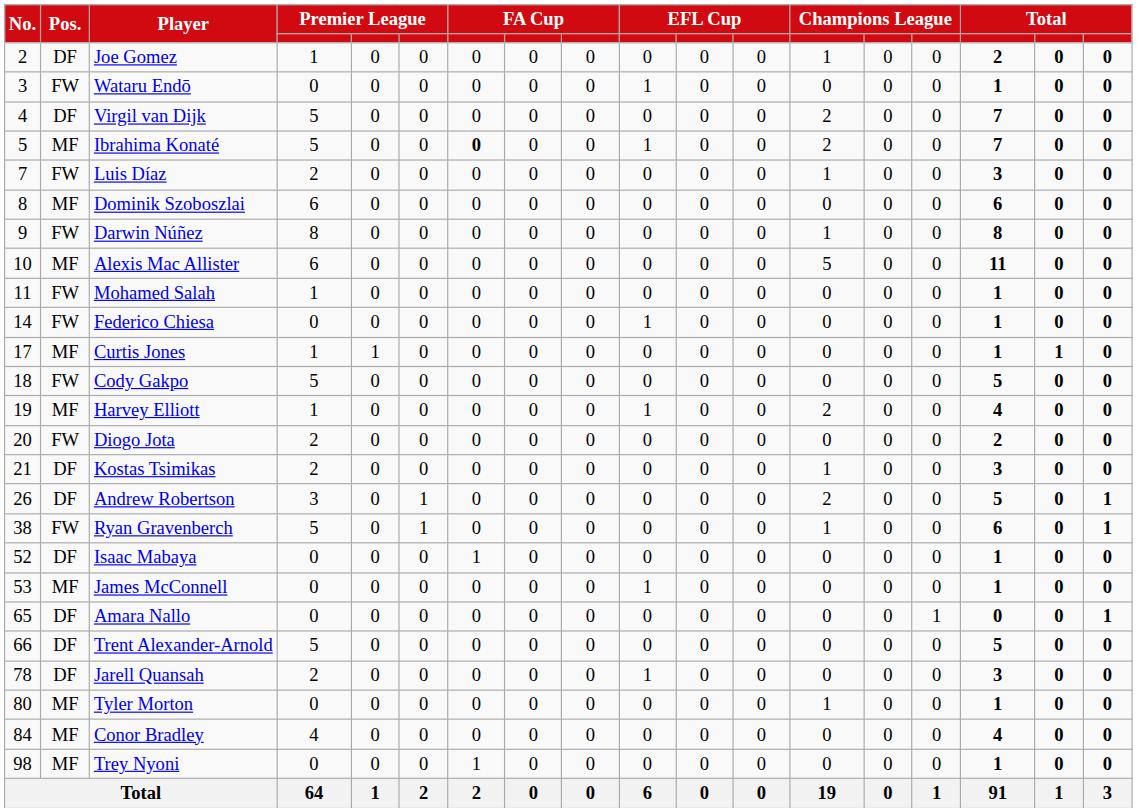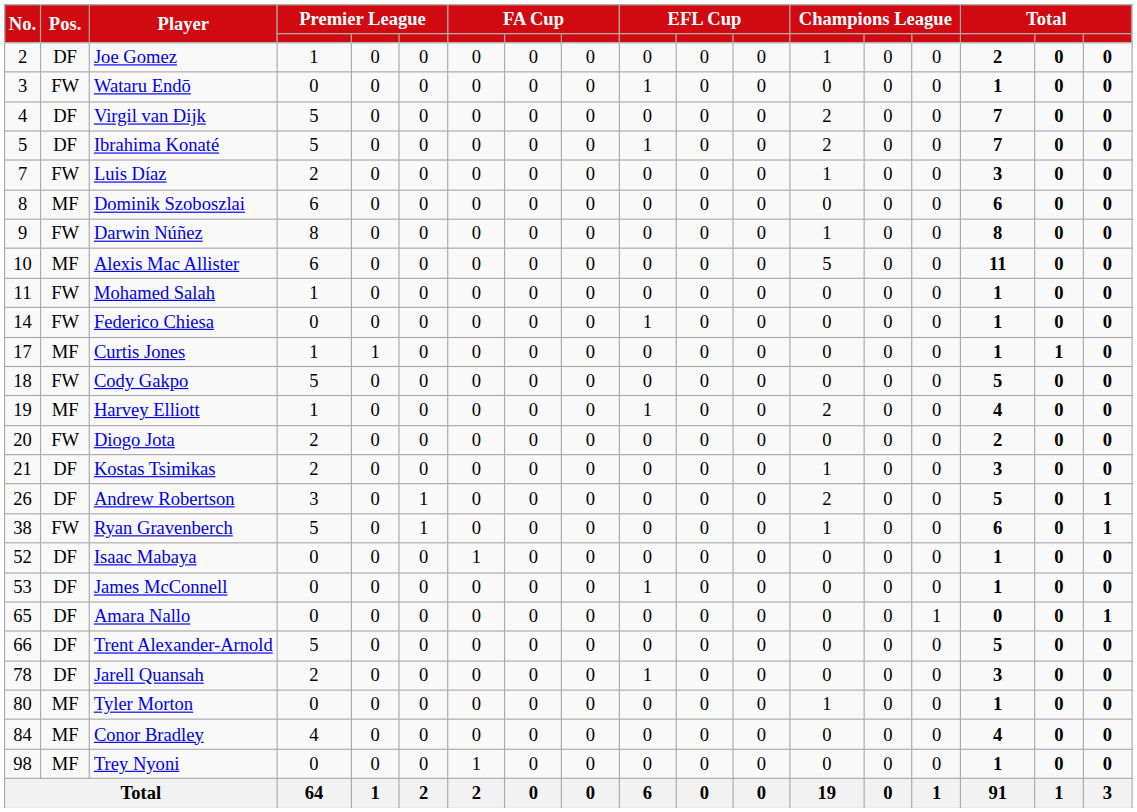(65, 145) MF -> (65, 145) DF
(476, 145) bold -> (476, 145) normal
(65, 587) MF -> (65, 587) DF
